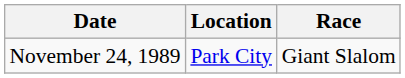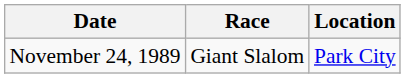columns swapped: (231, 21) <-> (339, 21)
